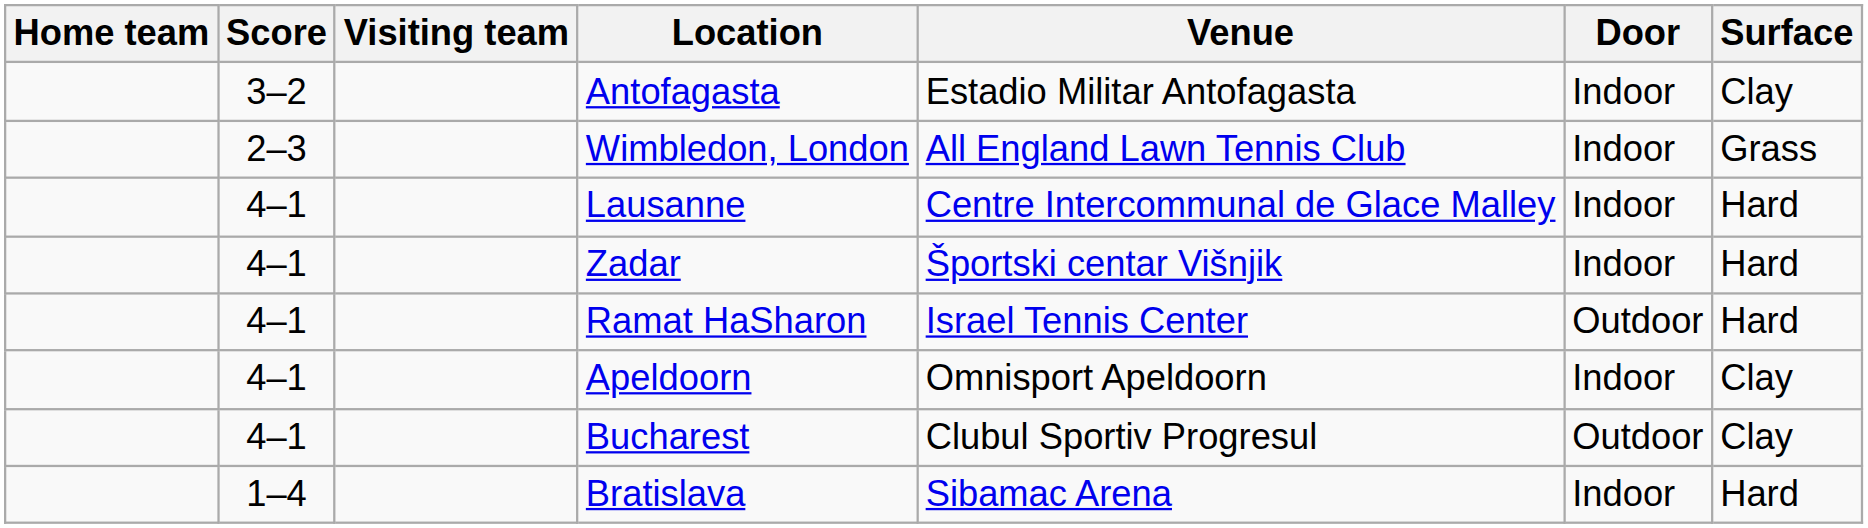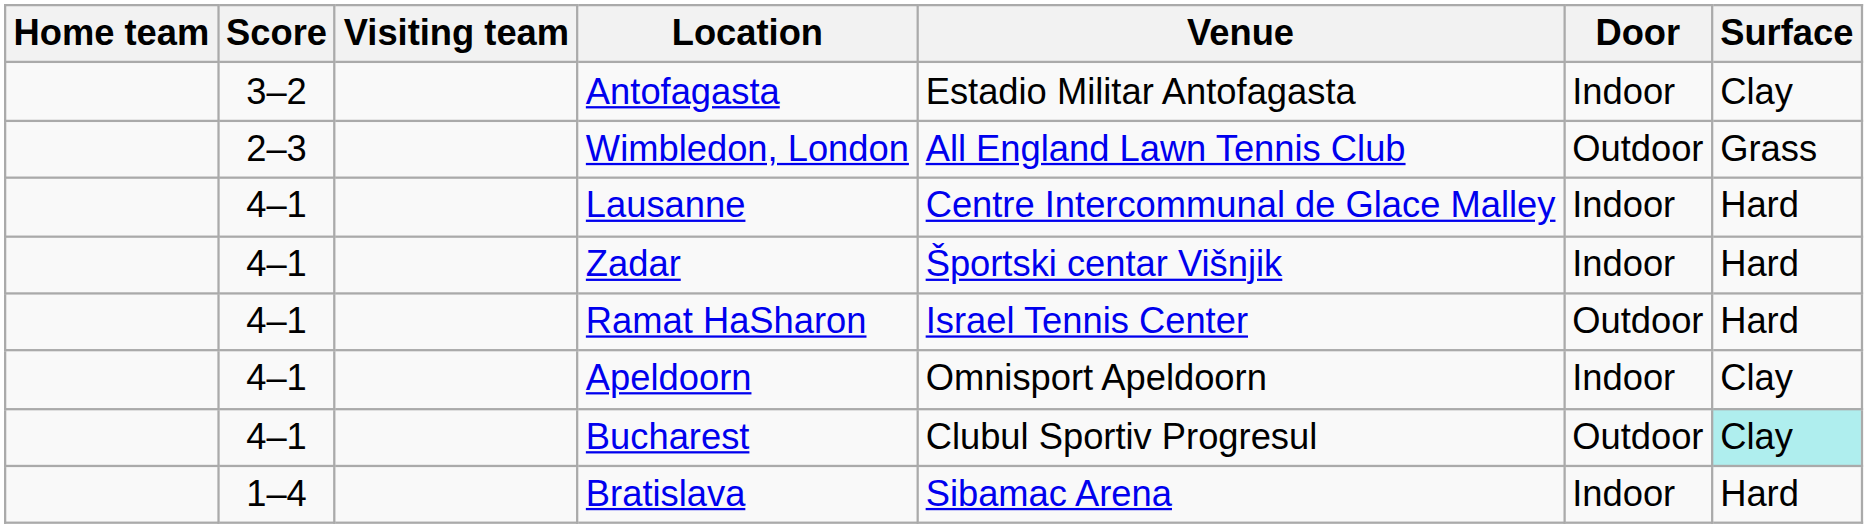(1624, 148) Indoor -> (1638, 148) Outdoor
(1757, 436) no background -> (1757, 436) paleturquoise background
